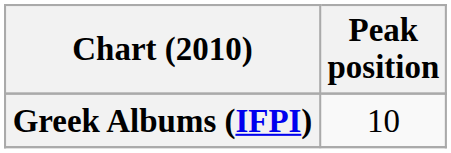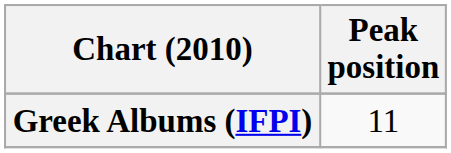(383, 119) 10 -> (383, 119) 11
